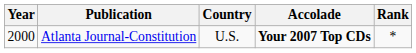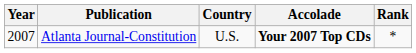(21, 36) 2000 -> (21, 36) 2007
